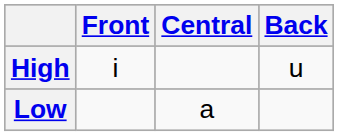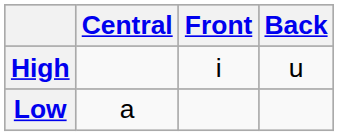columns swapped: (115, 25) <-> (207, 25)
